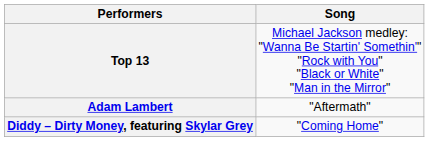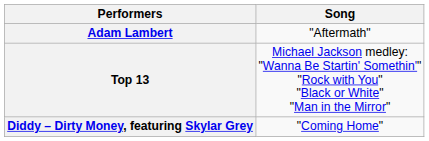rows swapped: (130, 60) <-> (130, 107)
